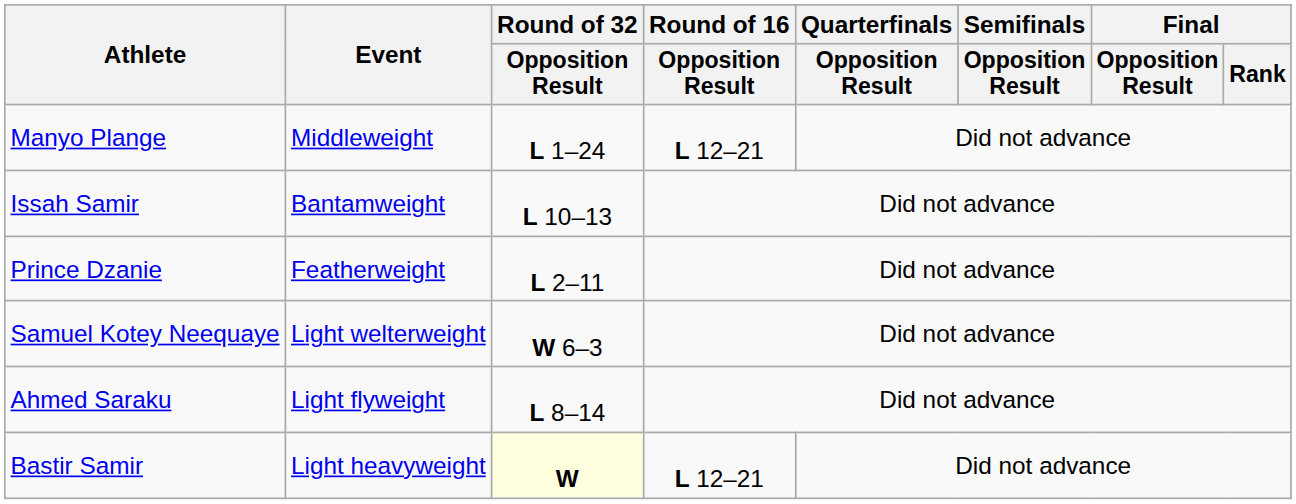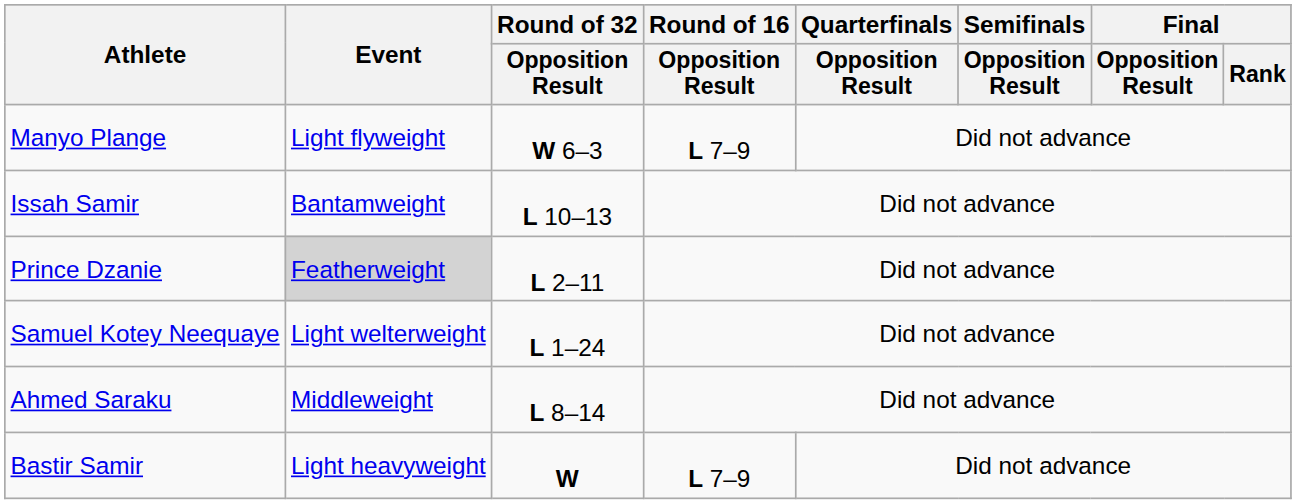(362, 138) Middleweight -> (368, 138) Light flyweight
(567, 152) L 1–24 -> (567, 152) W 6–3
(719, 152) L 12–21 -> (719, 152) L 7–9
(368, 269) no background -> (368, 269) lightgrey background
(567, 348) W 6–3 -> (567, 348) L 1–24
(368, 400) Light flyweight -> (362, 400) Middleweight
(567, 479) lightyellow background -> (567, 479) no background
(719, 479) L 12–21 -> (719, 479) L 7–9
